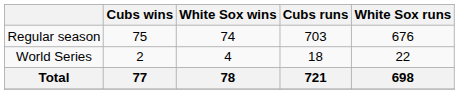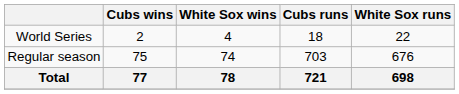rows swapped: (54, 36) <-> (54, 57)
